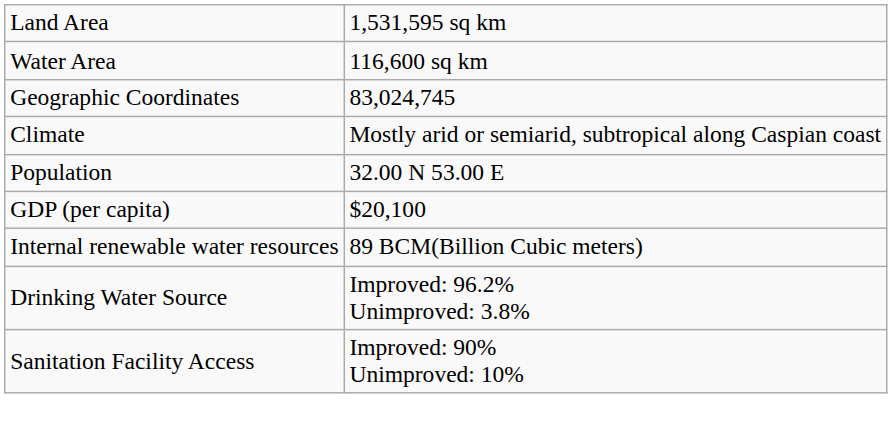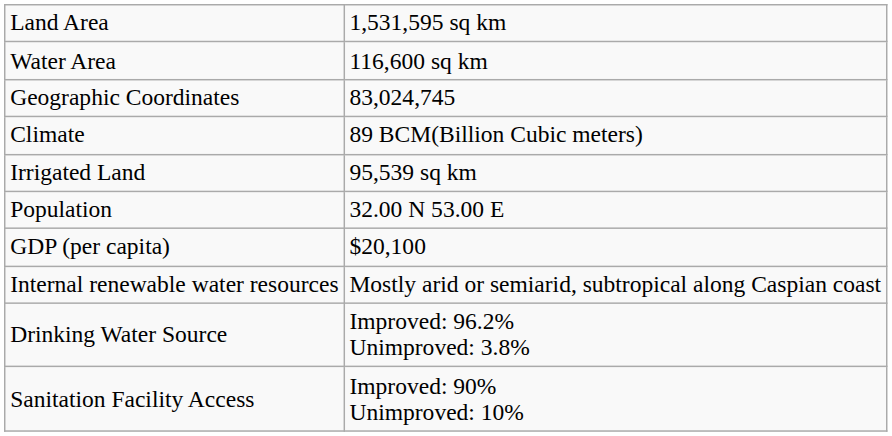(615, 135) Mostly arid or semiarid, subtropical along Caspian coast -> (496, 135) 89 BCM(Billion Cubic meters)
+ row: (78, 172)
(496, 246) 89 BCM(Billion Cubic meters) -> (615, 284) Mostly arid or semiarid, subtropical along Caspian coast
